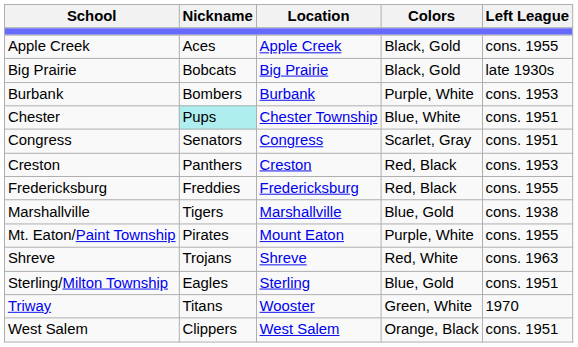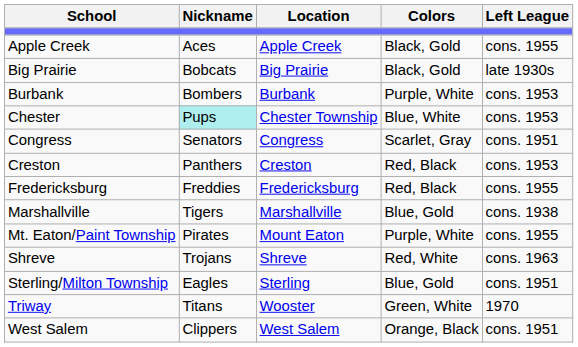(522, 117) cons. 1951 -> (522, 117) cons. 1953
